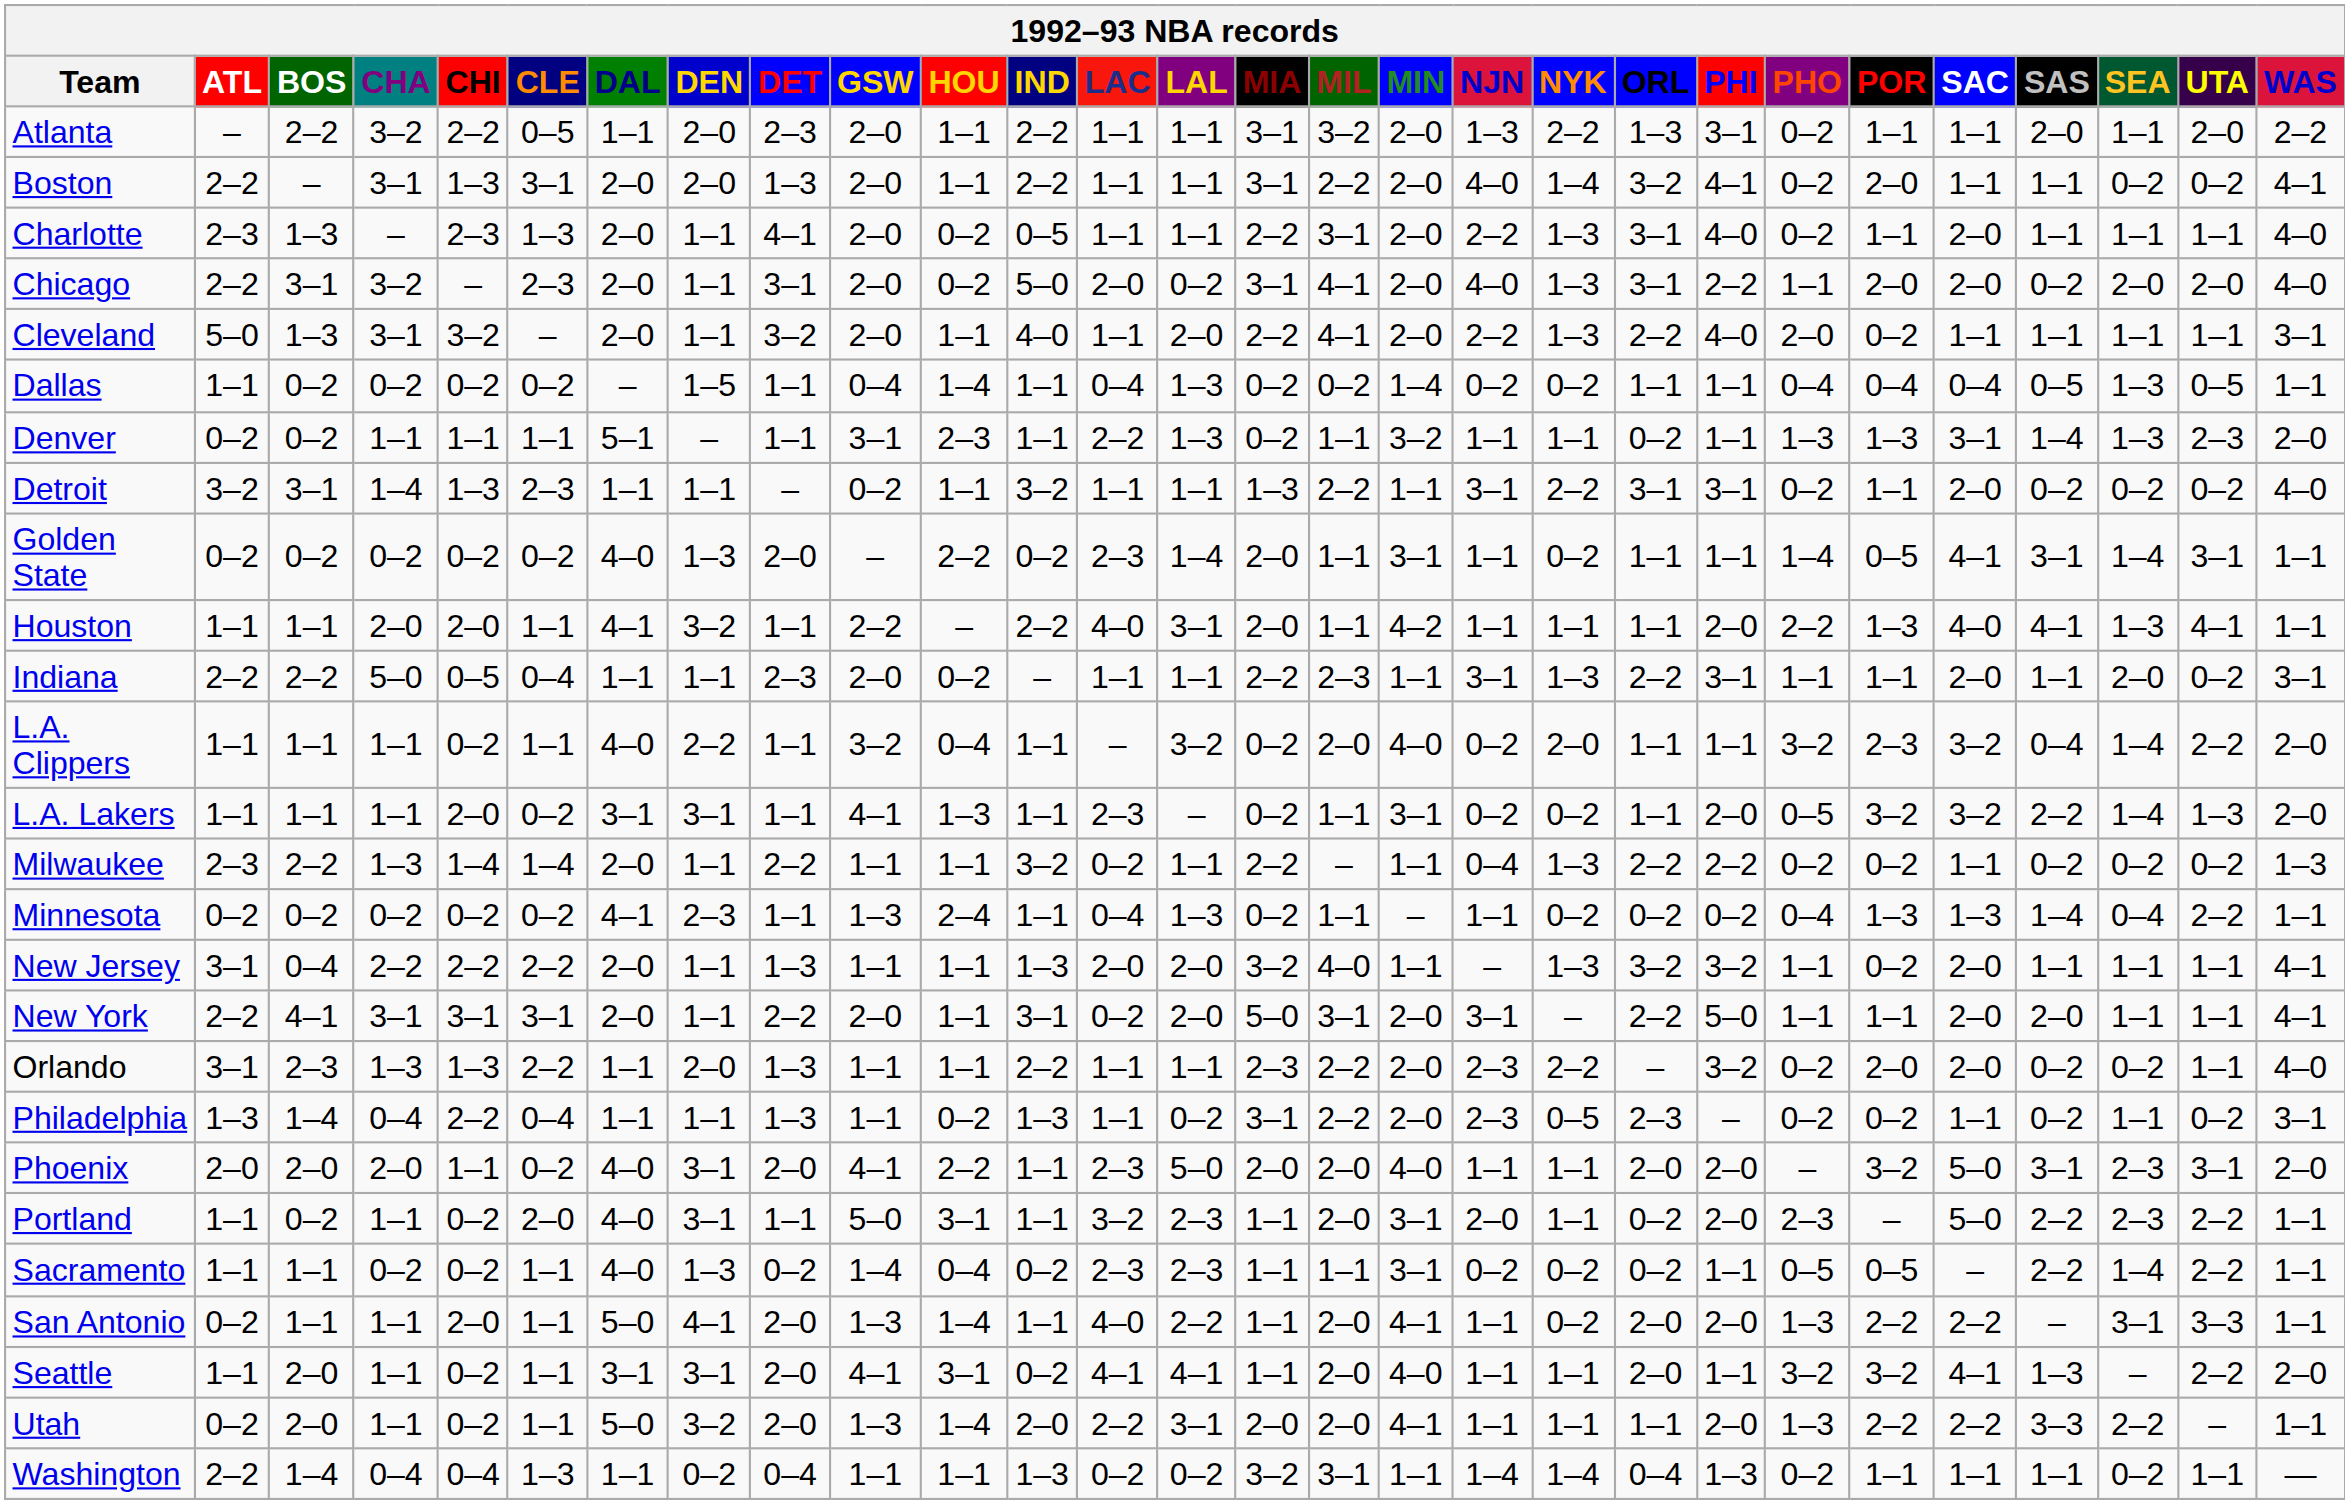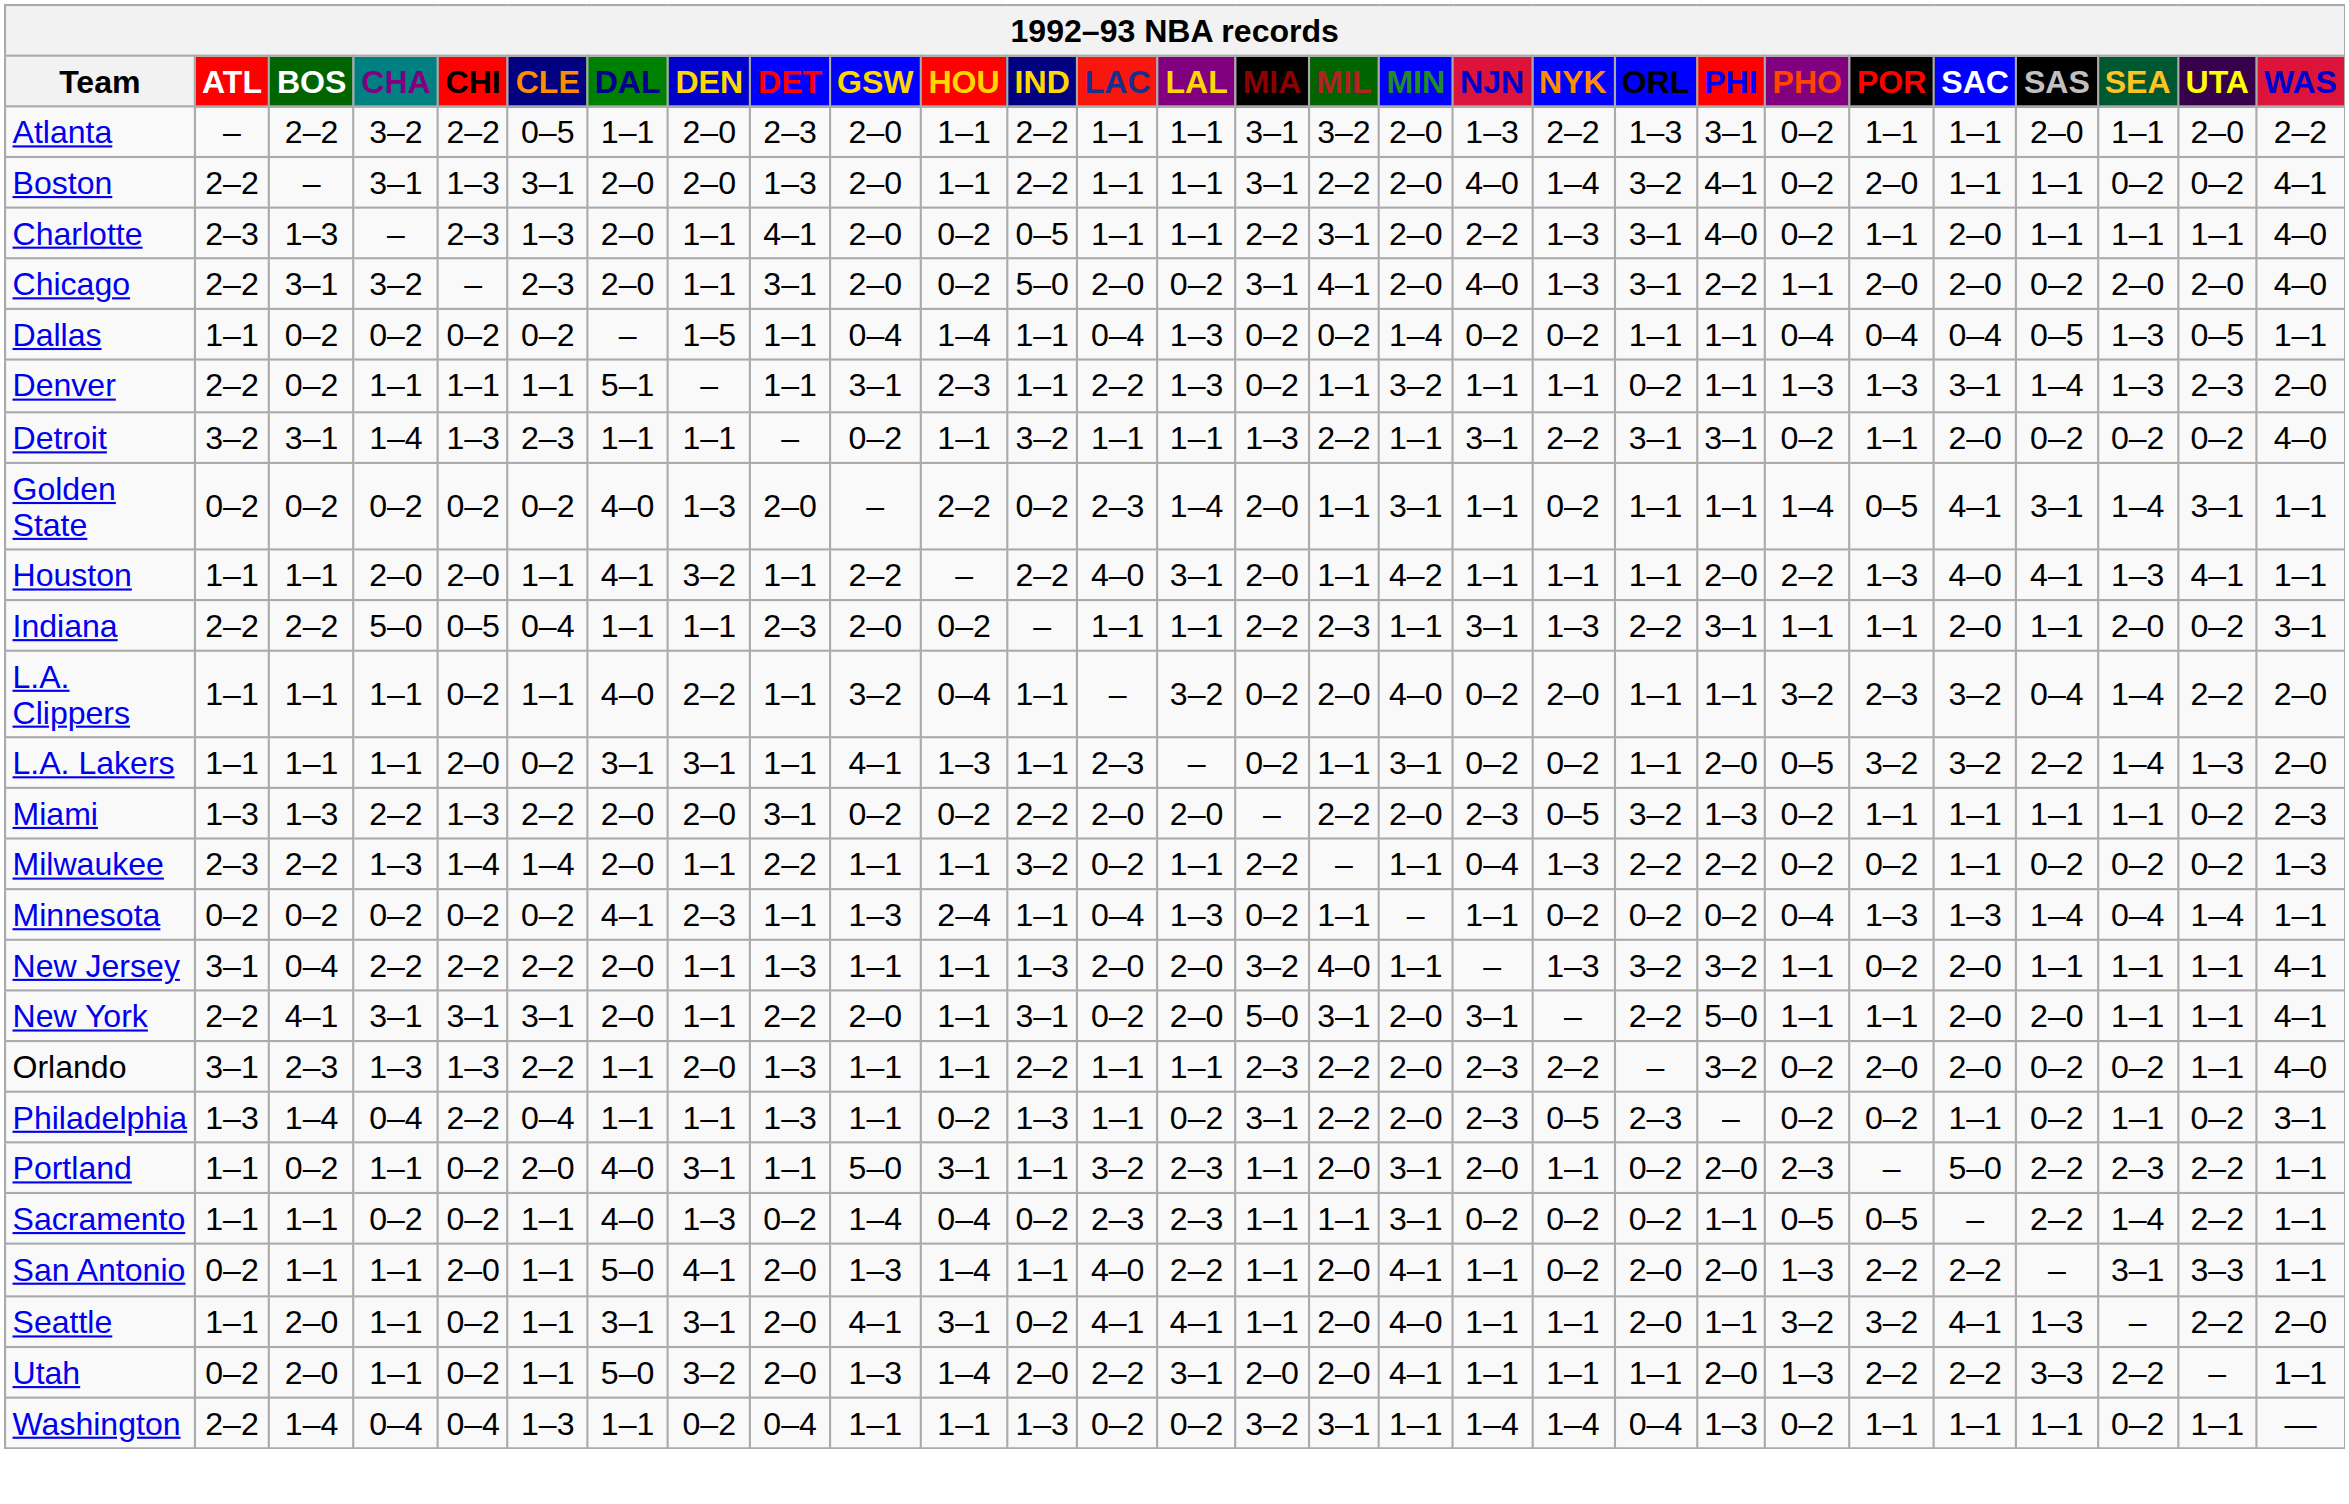- row: (84, 335)
(232, 437) 0–2 -> (232, 386) 2–2
+ row: (55, 813)
(2217, 915) 2–2 -> (2217, 915) 1–4
- row: (70, 1169)
